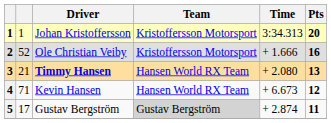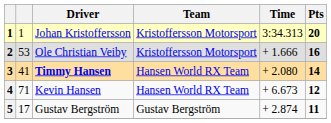(24, 52) 52 -> (24, 52) 53
(24, 71) 21 -> (24, 71) 41
(314, 71) 13 -> (314, 71) 14
(178, 109) lightgrey background -> (178, 109) no background
